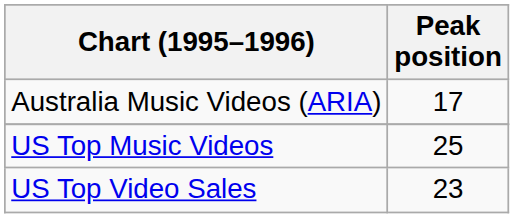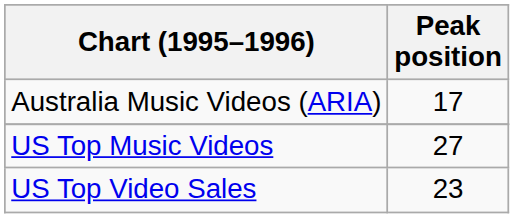(448, 145) 25 -> (448, 145) 27
